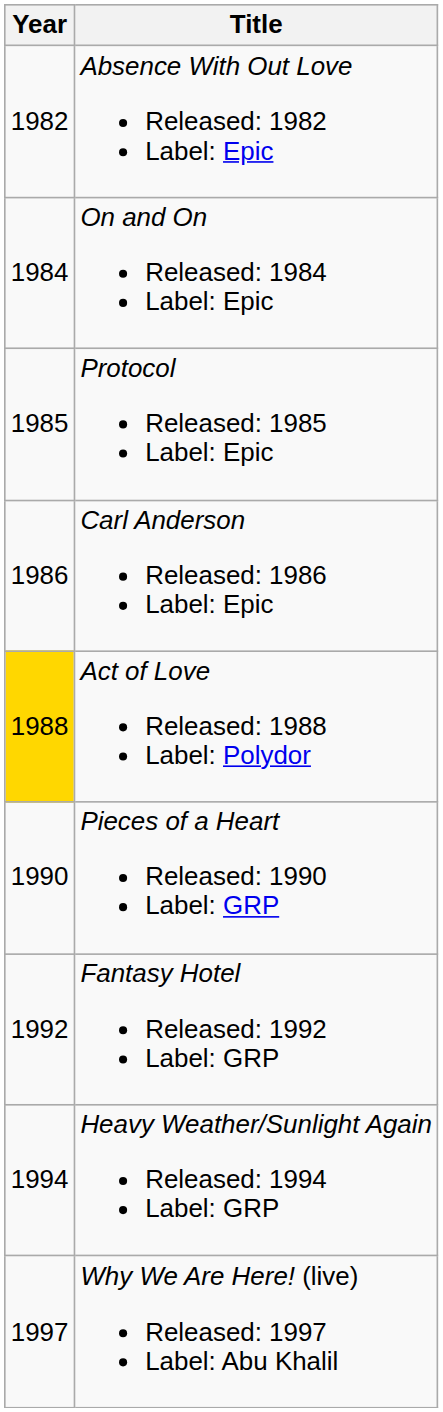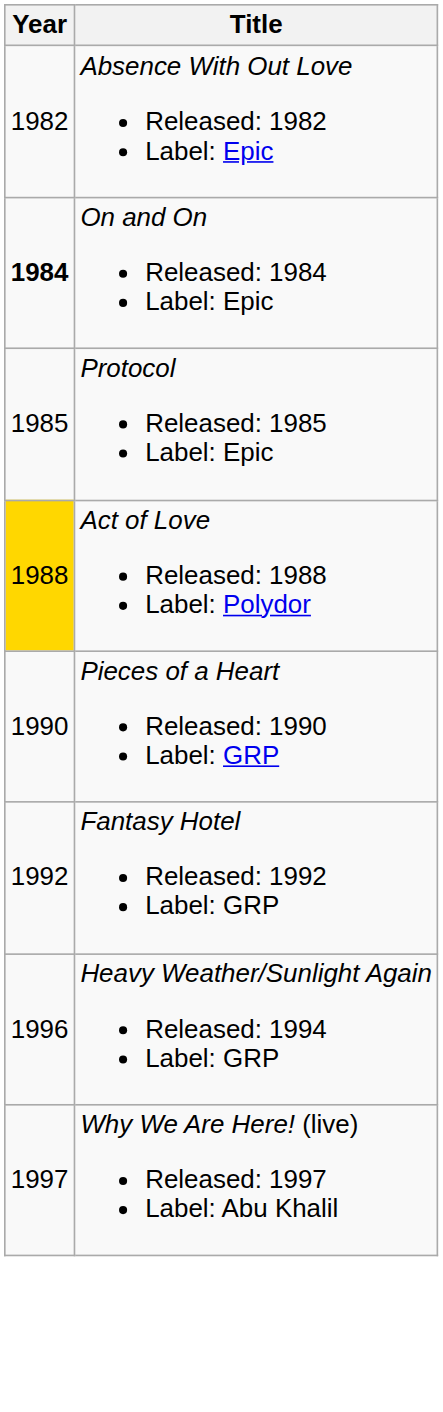(40, 272) normal -> (40, 272) bold
- row: (256, 562)
(40, 1180) 1994 -> (40, 1028) 1996
